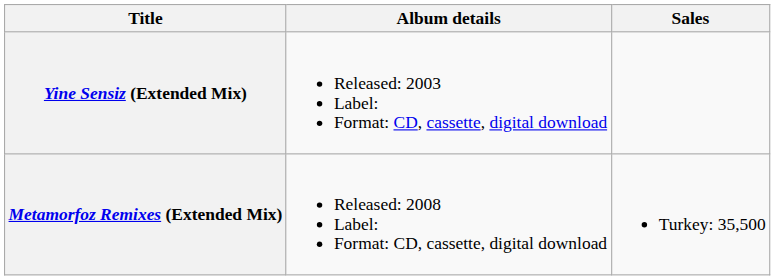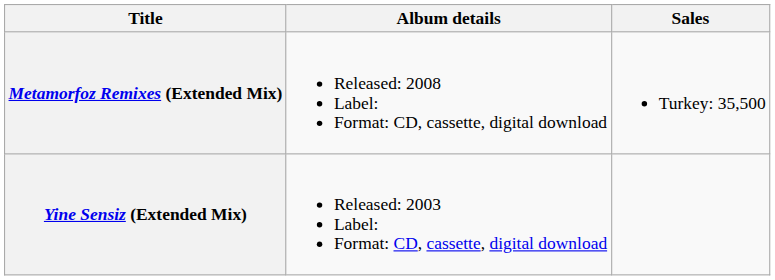rows swapped: (145, 92) <-> (145, 214)
